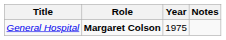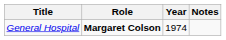(176, 27) 1975 -> (176, 27) 1974
